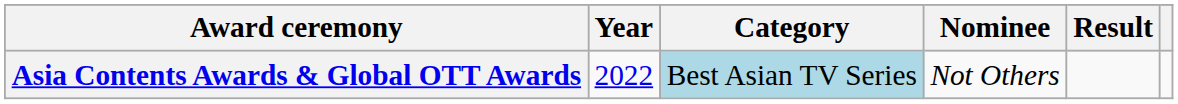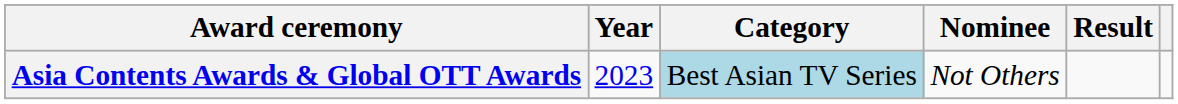(624, 74) 2022 -> (624, 74) 2023
